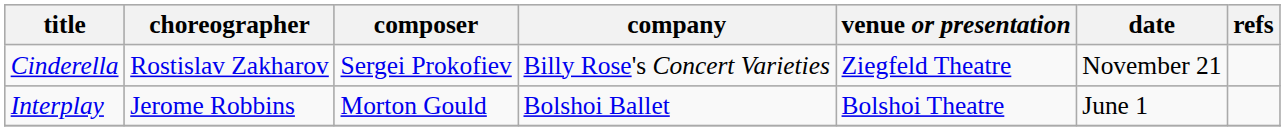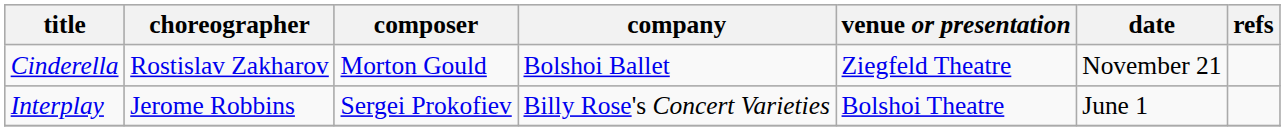(426, 65) Sergei Prokofiev -> (414, 65) Morton Gould
(677, 65) Billy Rose's Concert Varieties -> (597, 65) Bolshoi Ballet
(414, 105) Morton Gould -> (426, 105) Sergei Prokofiev
(597, 105) Bolshoi Ballet -> (677, 105) Billy Rose's Concert Varieties
